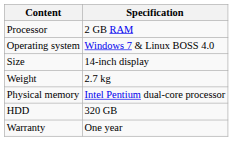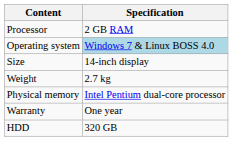(149, 45) no background -> (149, 45) lightblue background
rows swapped: (18, 111) <-> (26, 128)
